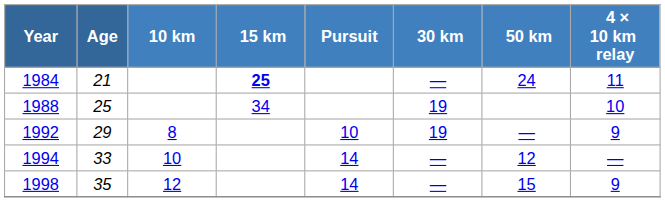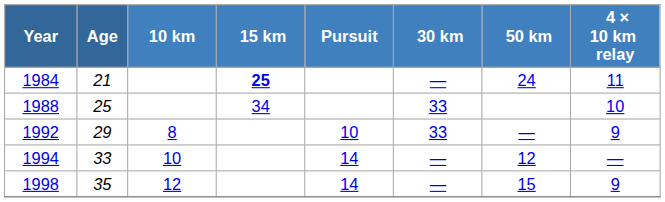(438, 106) 19 -> (438, 106) 33
(438, 132) 19 -> (438, 132) 33
